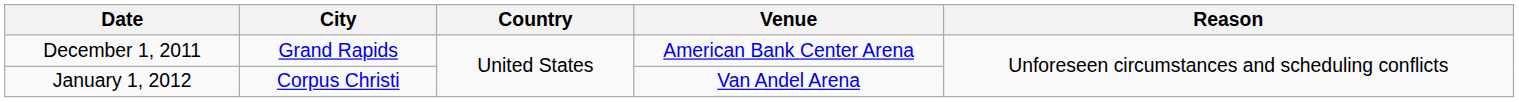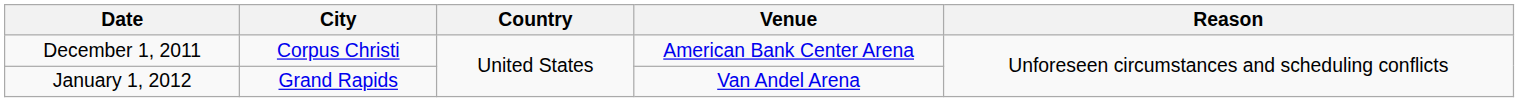(338, 50) Grand Rapids -> (338, 50) Corpus Christi
(338, 81) Corpus Christi -> (338, 81) Grand Rapids
